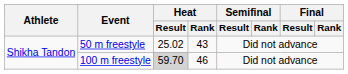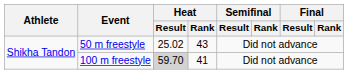(202, 61) 46 -> (202, 61) 41
